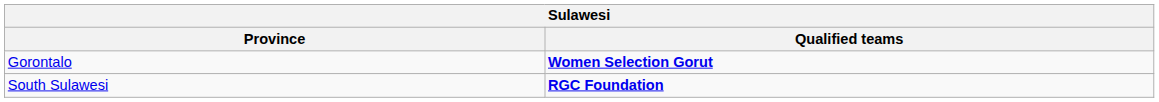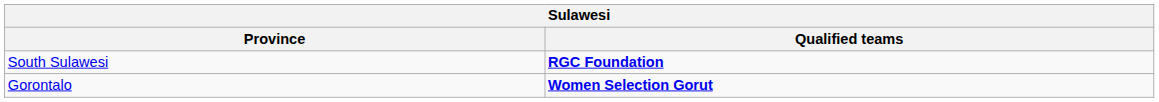rows swapped: (58, 85) <-> (40, 62)
